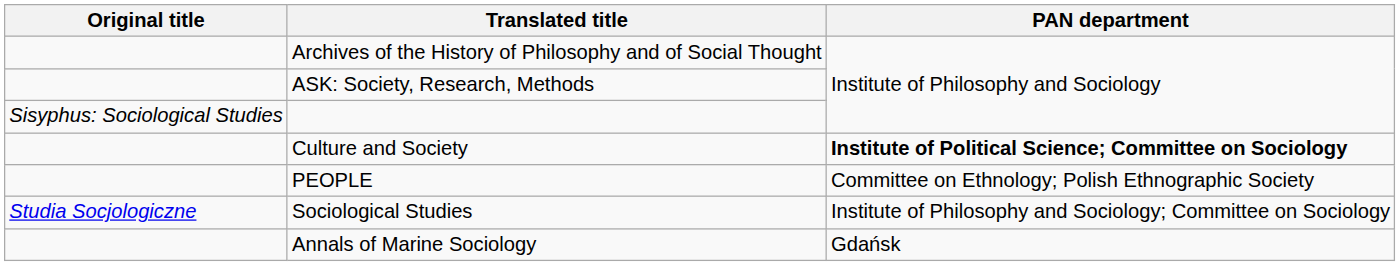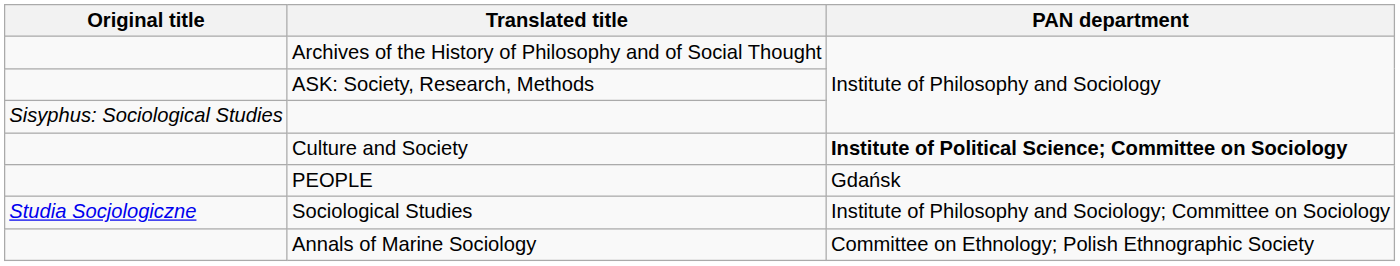(1072, 180) Committee on Ethnology; Polish Ethnographic Society -> (866, 180) Gdańsk
(866, 244) Gdańsk -> (1072, 244) Committee on Ethnology; Polish Ethnographic Society
